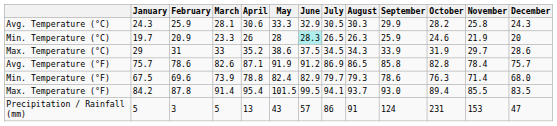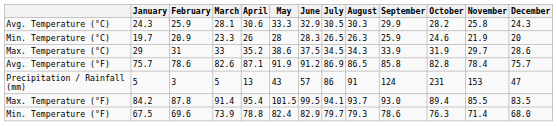(310, 38) paleturquoise background -> (310, 38) no background
rows swapped: (58, 78) <-> (65, 109)
